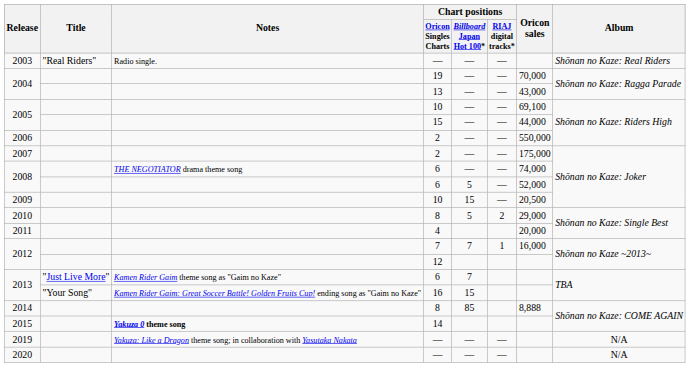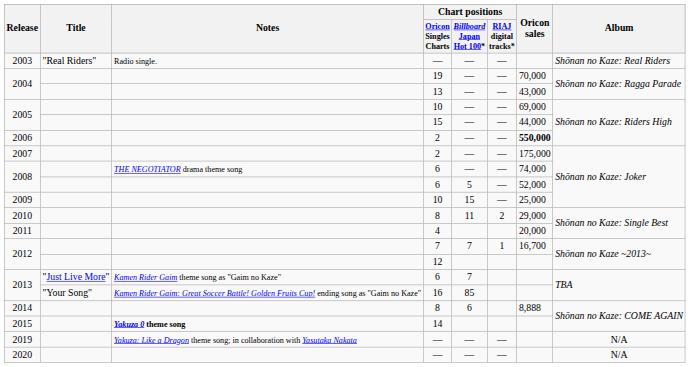(532, 107) 69,100 -> (532, 107) 69,000
(535, 138) normal -> (535, 138) bold
(532, 200) 20,500 -> (532, 200) 25,000
(469, 215) 5 -> (469, 215) 11
(532, 246) 16,000 -> (532, 246) 16,700
(469, 293) 15 -> (469, 293) 85
(469, 308) 85 -> (469, 308) 6
